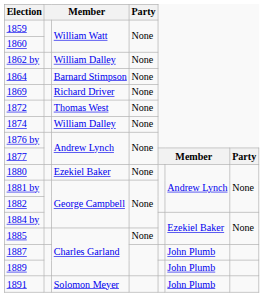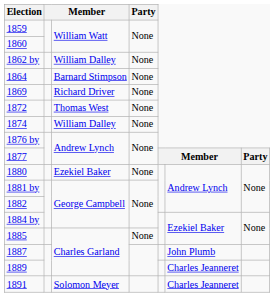(191, 268) John Plumb -> (203, 268) Charles Jeanneret
(191, 284) John Plumb -> (203, 284) Charles Jeanneret
